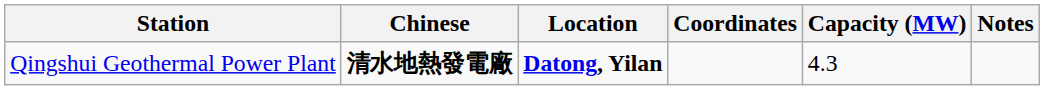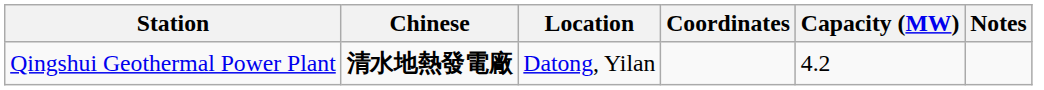(593, 63) bold -> (589, 63) normal
(823, 63) 4.3 -> (816, 63) 4.2
